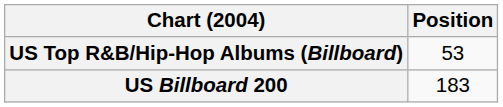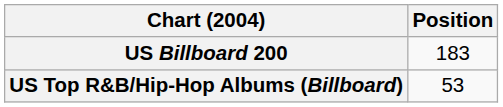rows swapped: (206, 85) <-> (206, 53)
